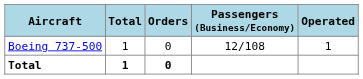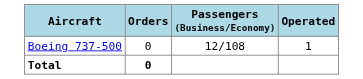- column: (125, 20)
